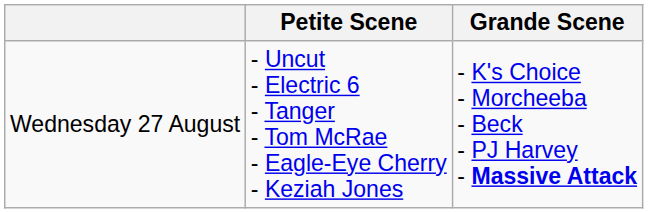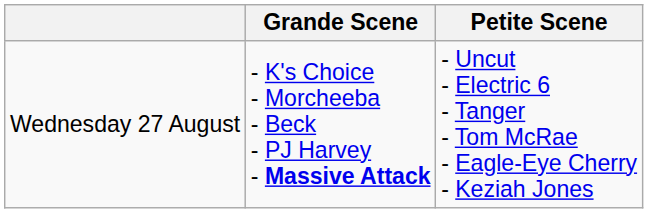columns swapped: (547, 22) <-> (349, 22)
